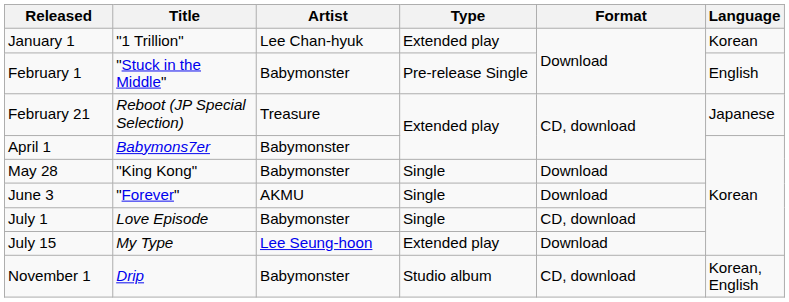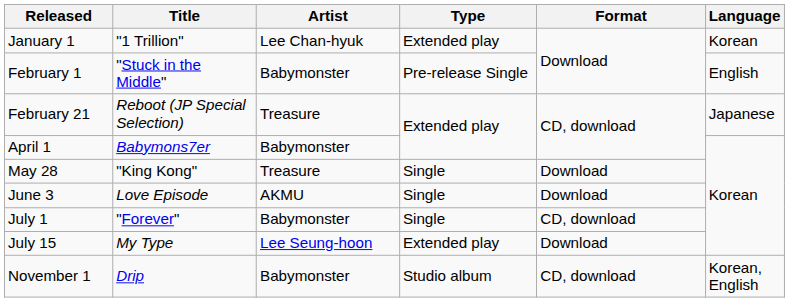(305, 171) Babymonster -> (290, 171) Treasure
(148, 195) "Forever" -> (162, 195) Love Episode
(162, 219) Love Episode -> (148, 219) "Forever"
